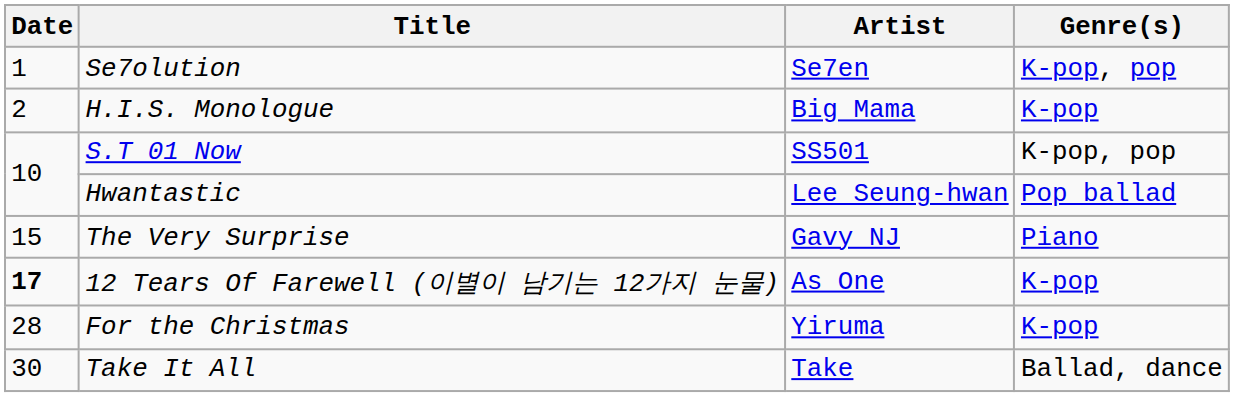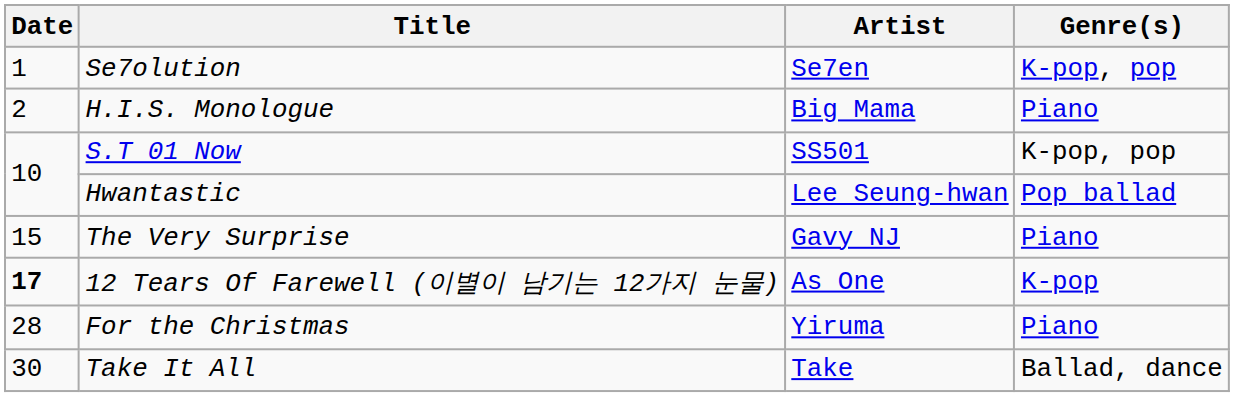(1060, 110) K-pop -> (1060, 110) Piano
(1060, 327) K-pop -> (1060, 327) Piano
